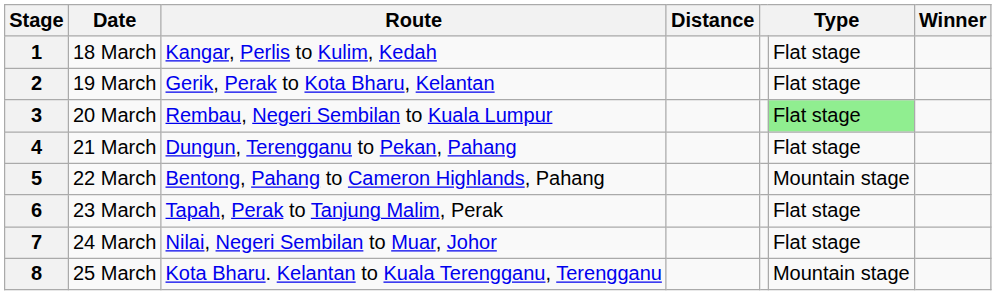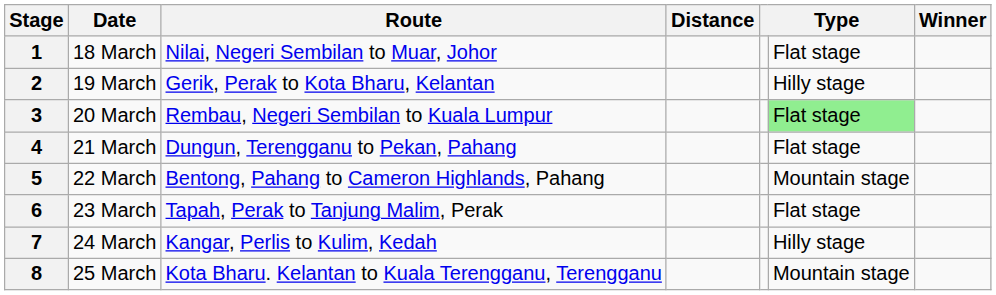(301, 52) Kangar, Perlis to Kulim, Kedah -> (331, 52) Nilai, Negeri Sembilan to Muar, Johor
(817, 83) Flat stage -> (819, 83) Hilly stage
(331, 242) Nilai, Negeri Sembilan to Muar, Johor -> (301, 242) Kangar, Perlis to Kulim, Kedah
(817, 242) Flat stage -> (819, 242) Hilly stage
